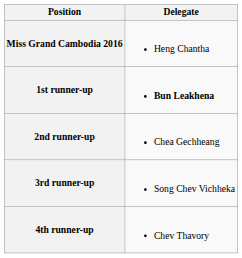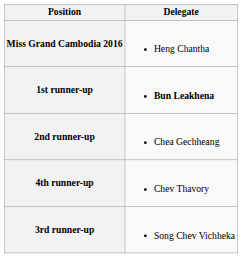rows swapped: (65, 183) <-> (65, 230)
